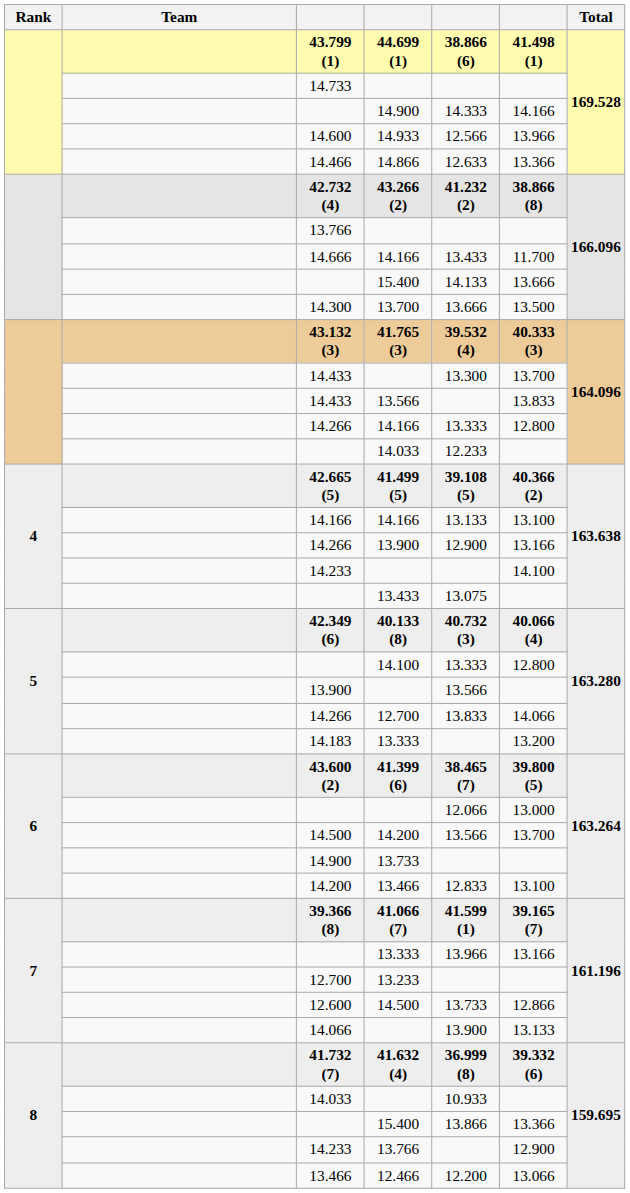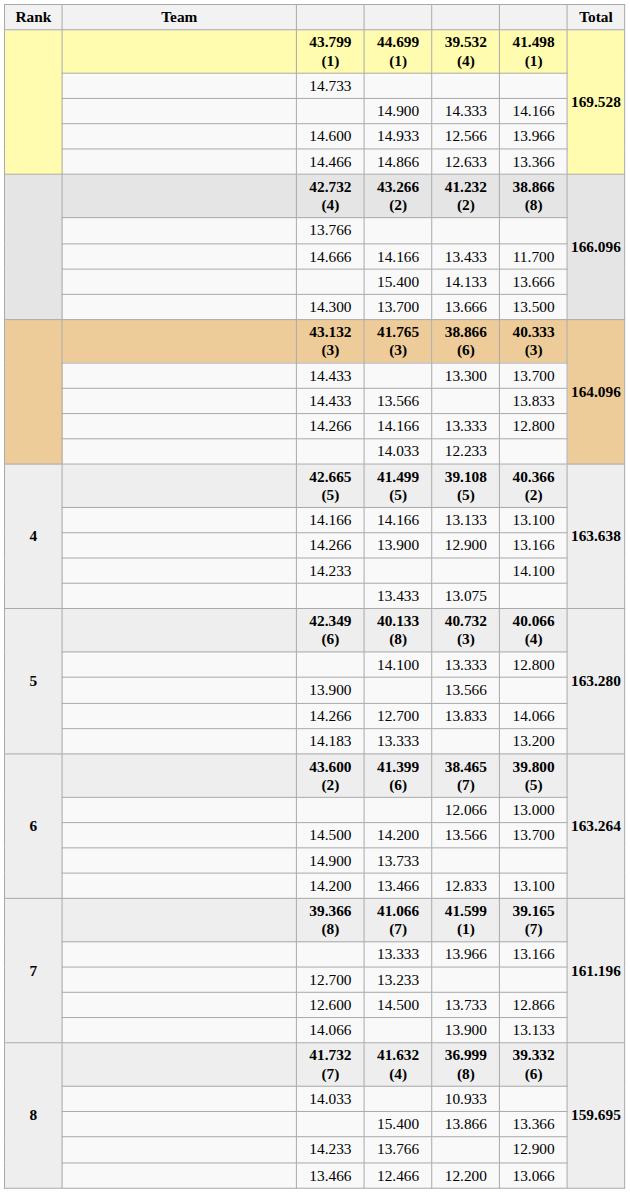(466, 51) 38.866 (6) -> (466, 51) 39.532 (4)
(466, 341) 39.532 (4) -> (466, 341) 38.866 (6)
